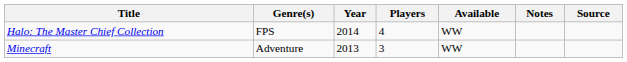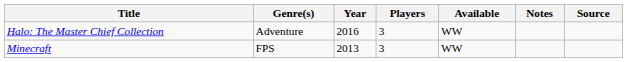(265, 31) FPS -> (279, 31) Adventure
(348, 31) 2014 -> (348, 31) 2016
(382, 31) 4 -> (382, 31) 3
(279, 48) Adventure -> (265, 48) FPS
